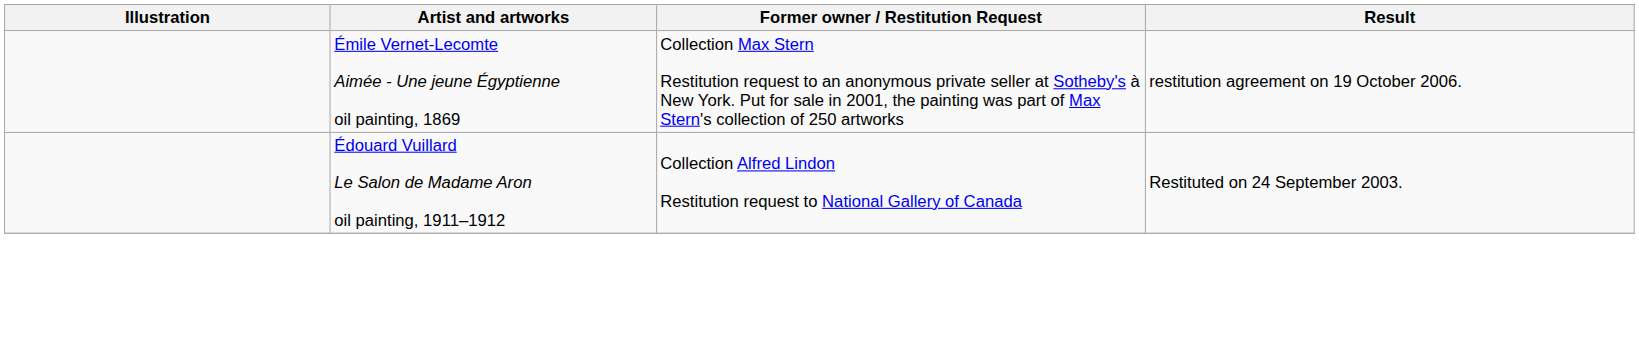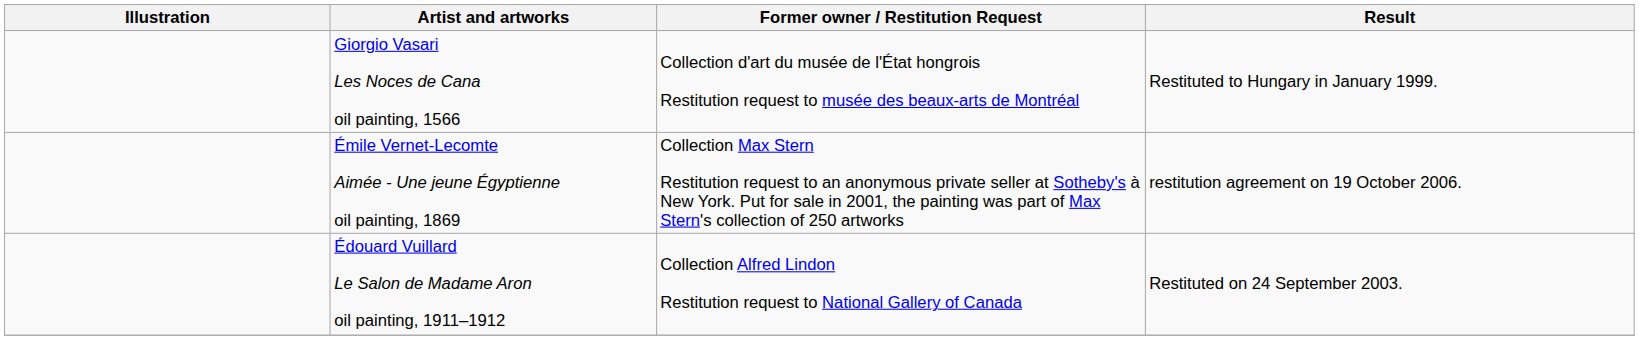+ row: (407, 81)
